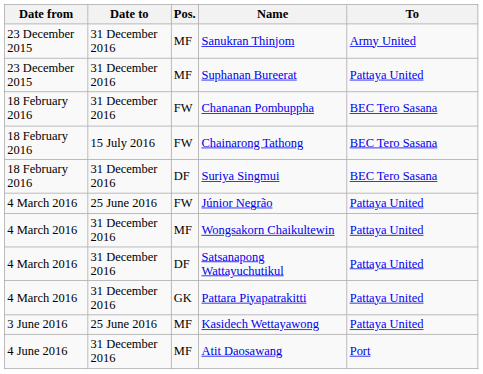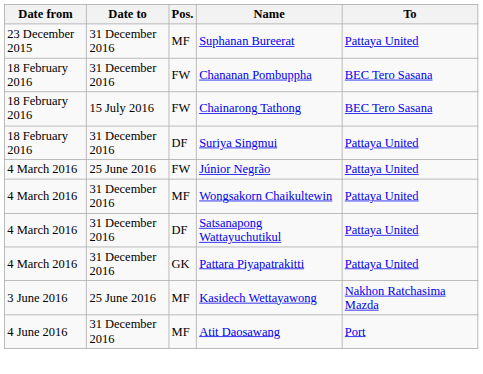- row: (248, 41)
(394, 176) BEC Tero Sasana -> (382, 142) Pattaya United
(387, 324) Pattaya United -> (395, 297) Nakhon Ratchasima Mazda
